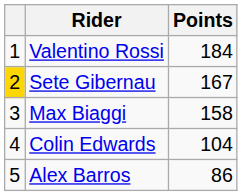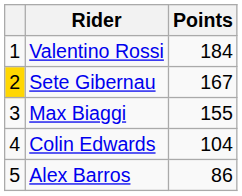(217, 113) 158 -> (217, 113) 155
